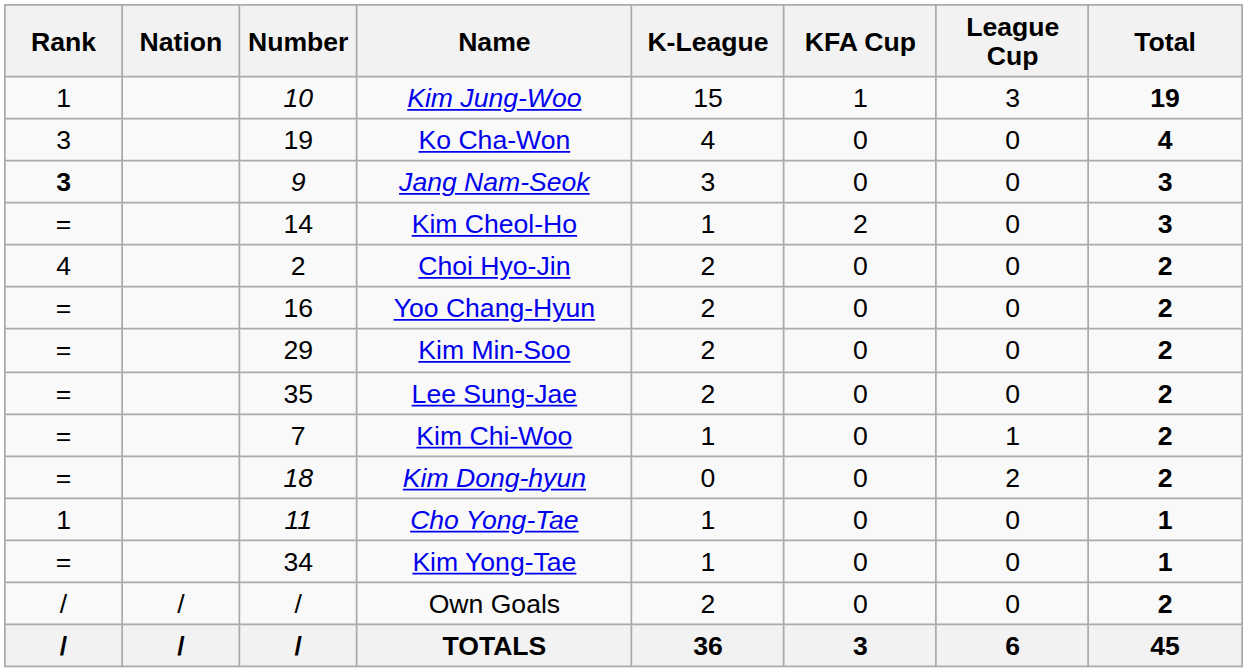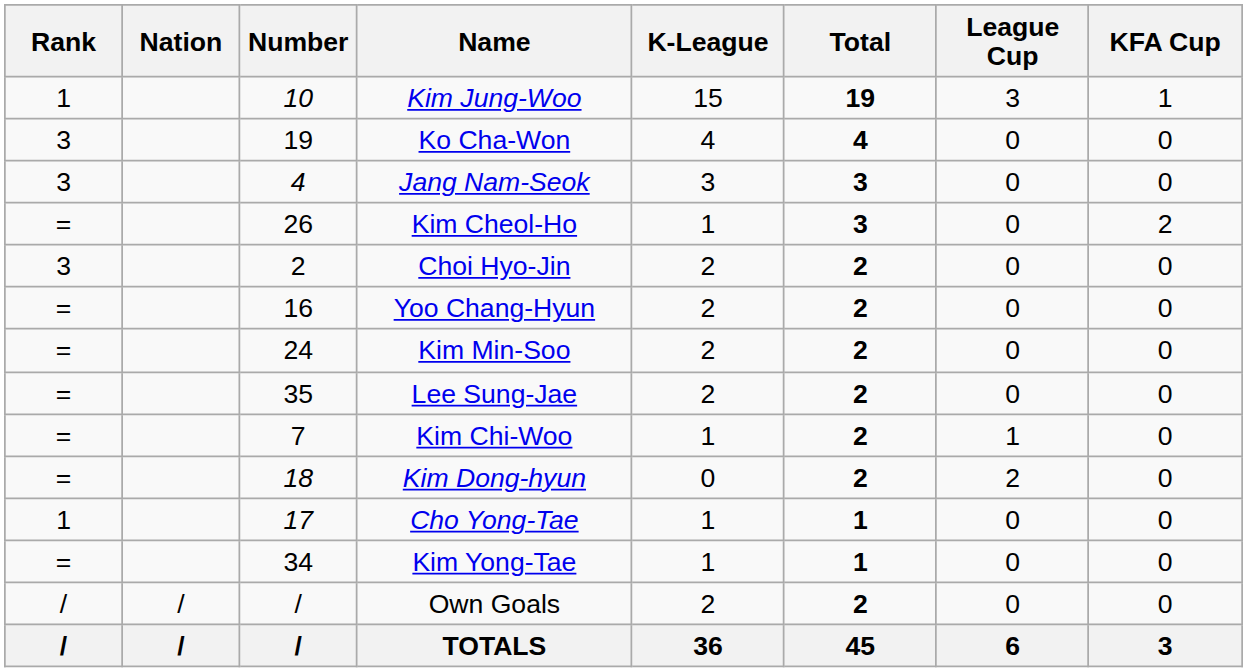columns swapped: (860, 41) <-> (1165, 41)
(64, 182) bold -> (64, 182) normal
(298, 182) 9 -> (298, 182) 4
(298, 224) 14 -> (298, 224) 26
(64, 266) 4 -> (64, 266) 3
(298, 351) 29 -> (298, 351) 24
(298, 519) 11 -> (298, 519) 17
